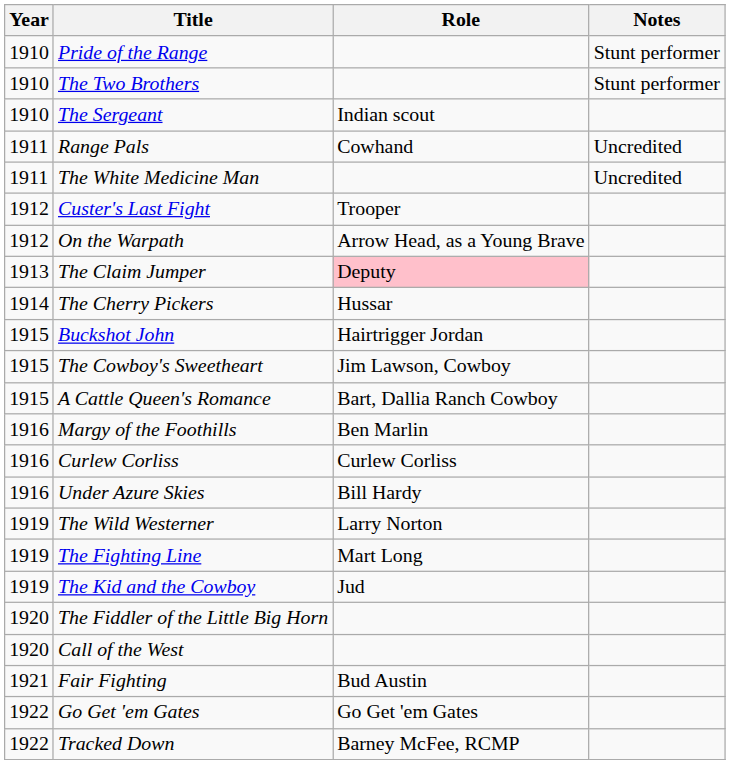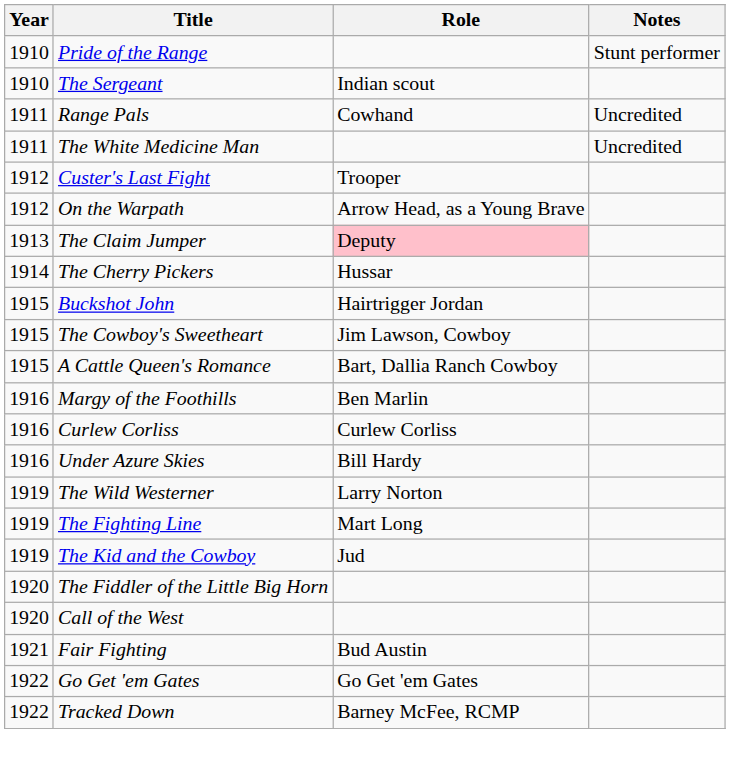- row: (129, 83)
